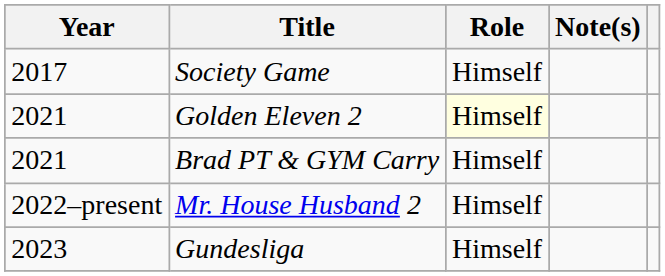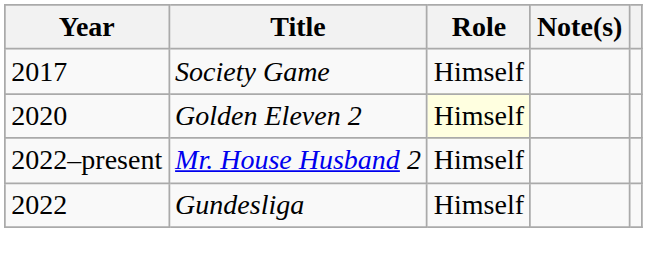(39, 115) 2021 -> (39, 115) 2020
- row: (307, 159)
(39, 248) 2023 -> (39, 204) 2022
